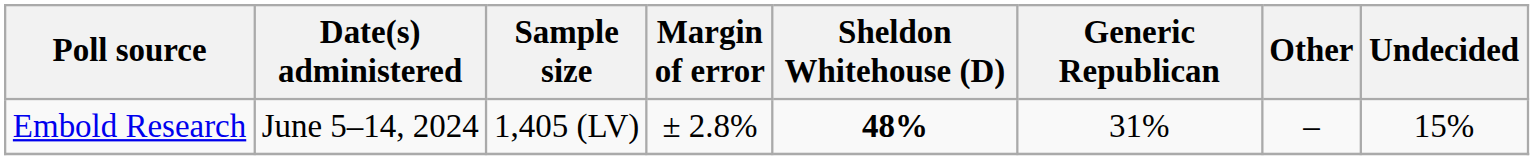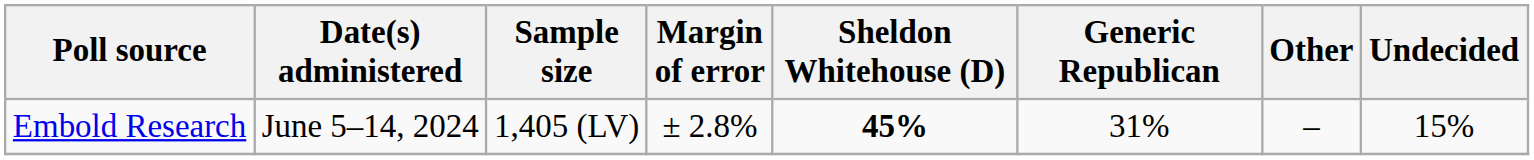(895, 125) 48% -> (895, 125) 45%
